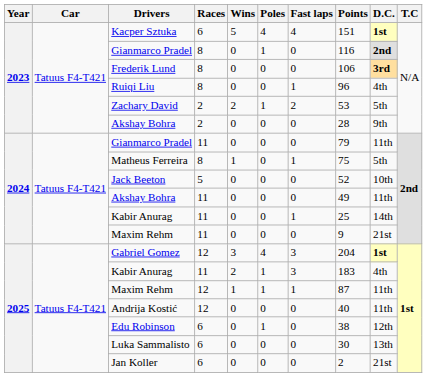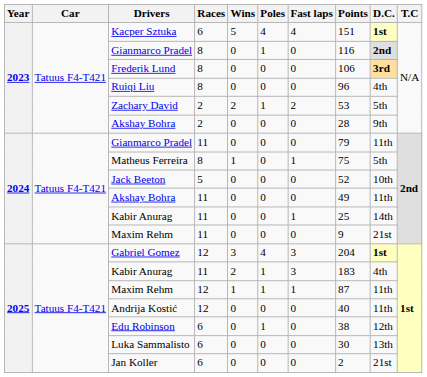(293, 86) 1 -> (293, 86) 0
